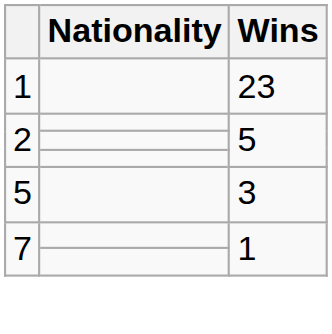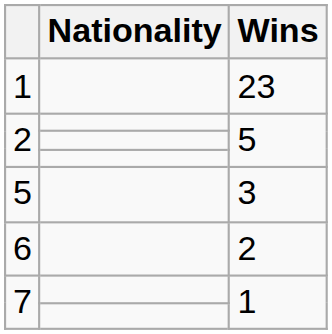+ row: (22, 247)
